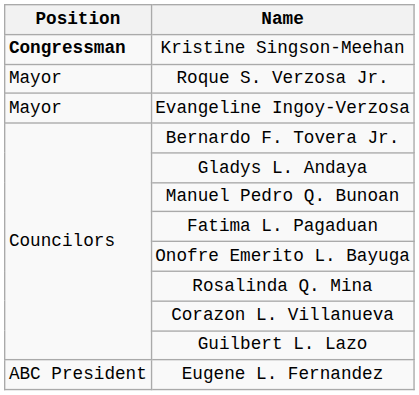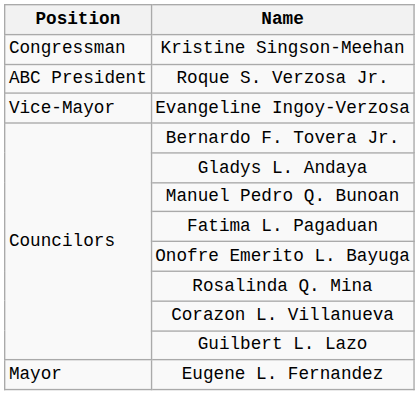(67, 49) bold -> (67, 49) normal
(35, 78) Mayor -> (78, 78) ABC President
(35, 108) Mayor -> (62, 108) Vice-Mayor
(78, 375) ABC President -> (35, 375) Mayor
